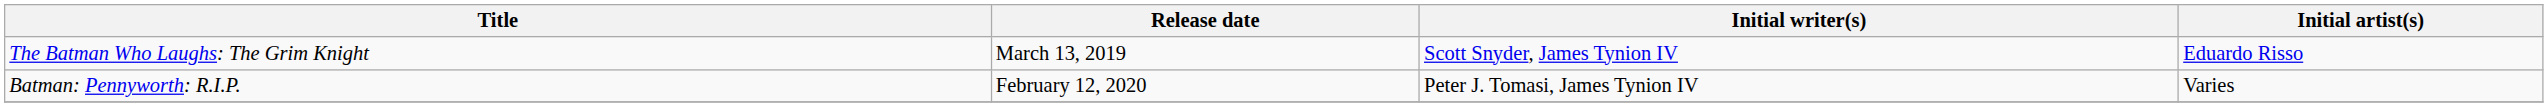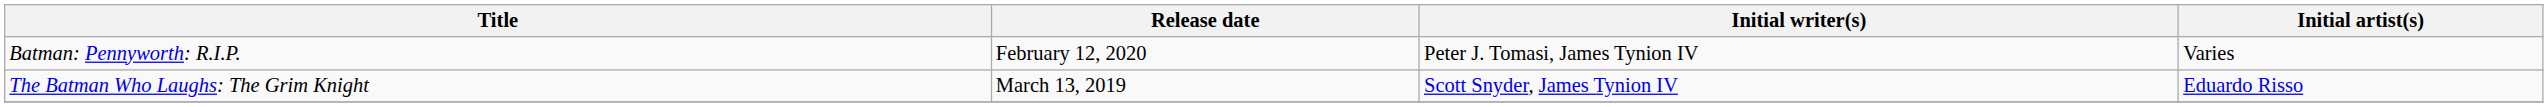rows swapped: (189, 53) <-> (125, 85)
